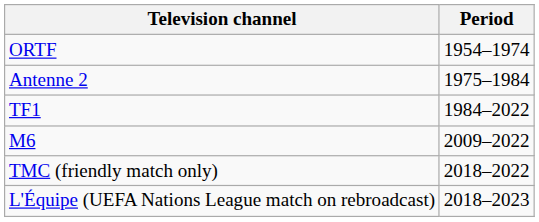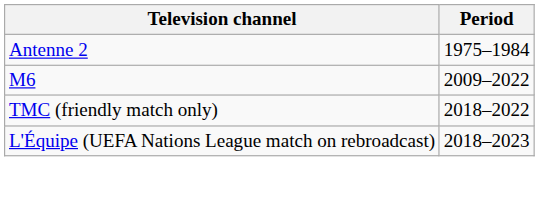- row: (33, 49)
- row: (25, 110)
